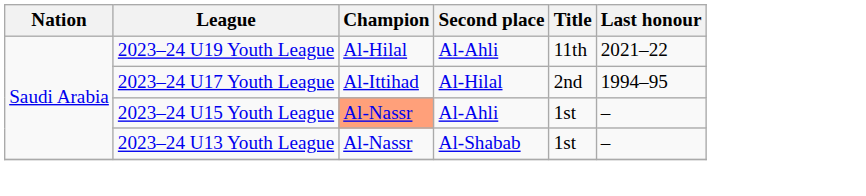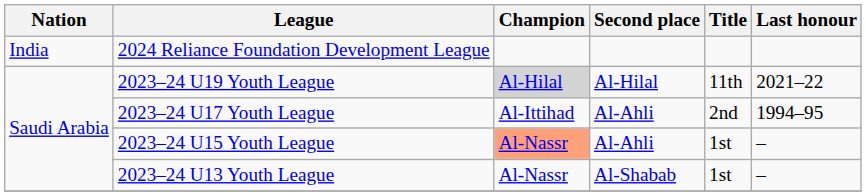+ row: (304, 50)
(375, 50) no background -> (531, 81) lightgrey background
(468, 50) Al-Ahli -> (626, 81) Al-Hilal
(471, 81) Al-Hilal -> (624, 112) Al-Ahli
